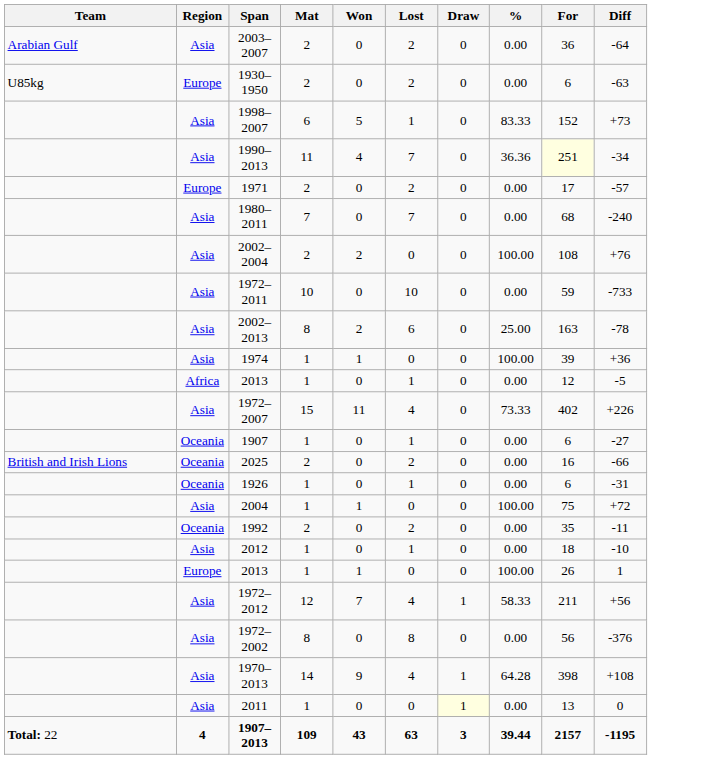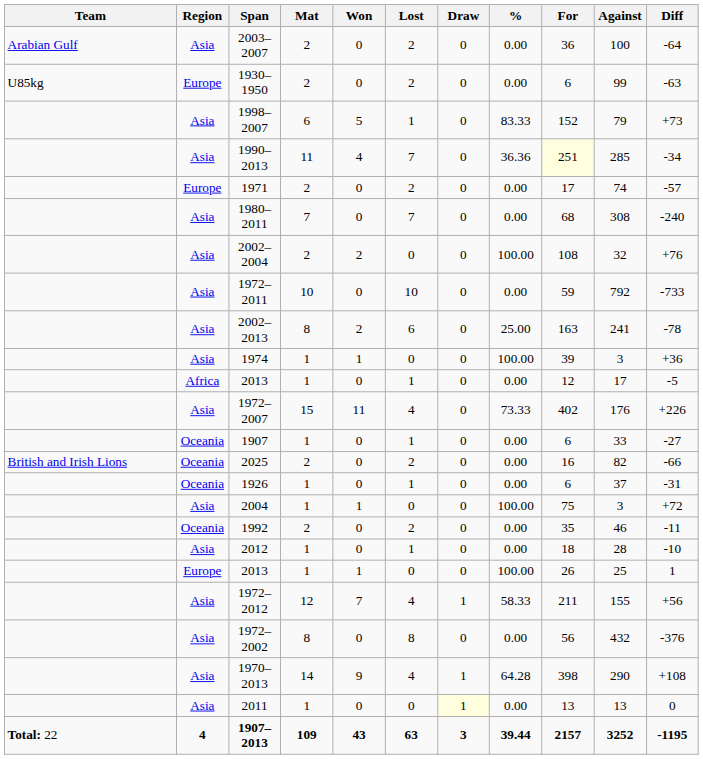+ column: (620, 15)
